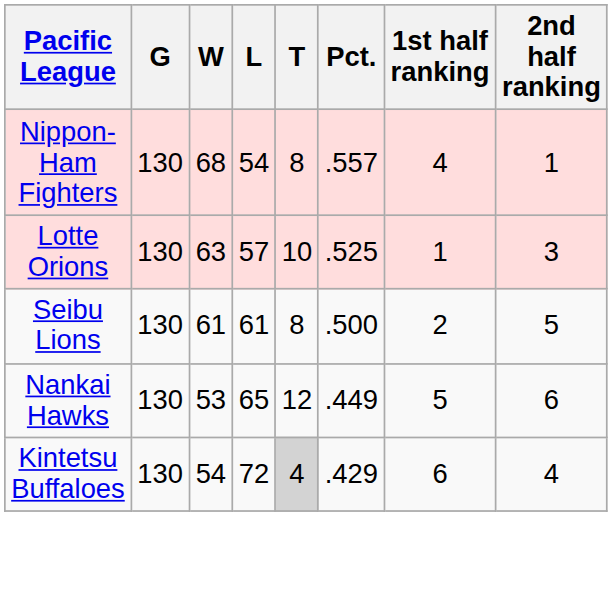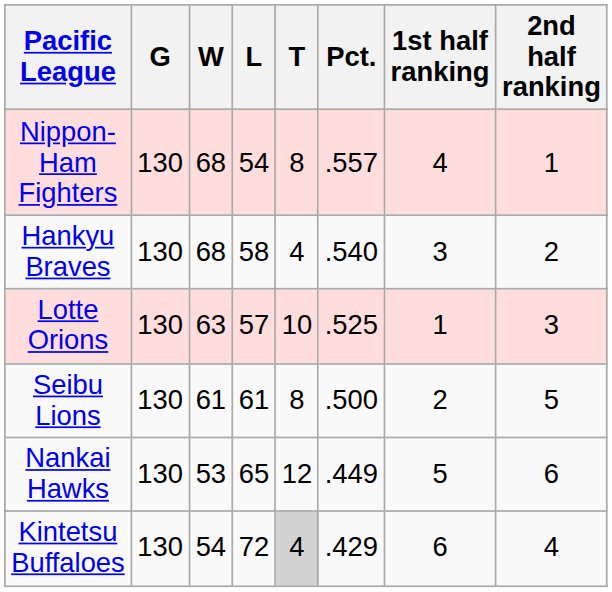+ row: (68, 251)
